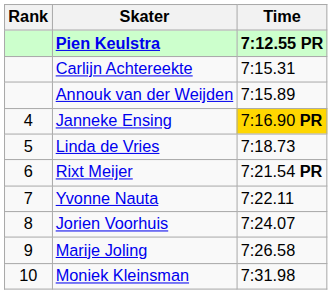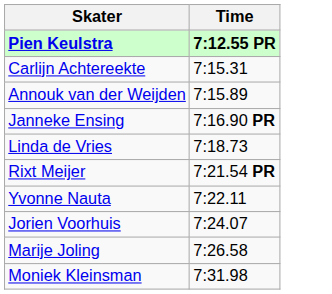- column: (28, 17)
(282, 120) gold background -> (234, 120) no background
